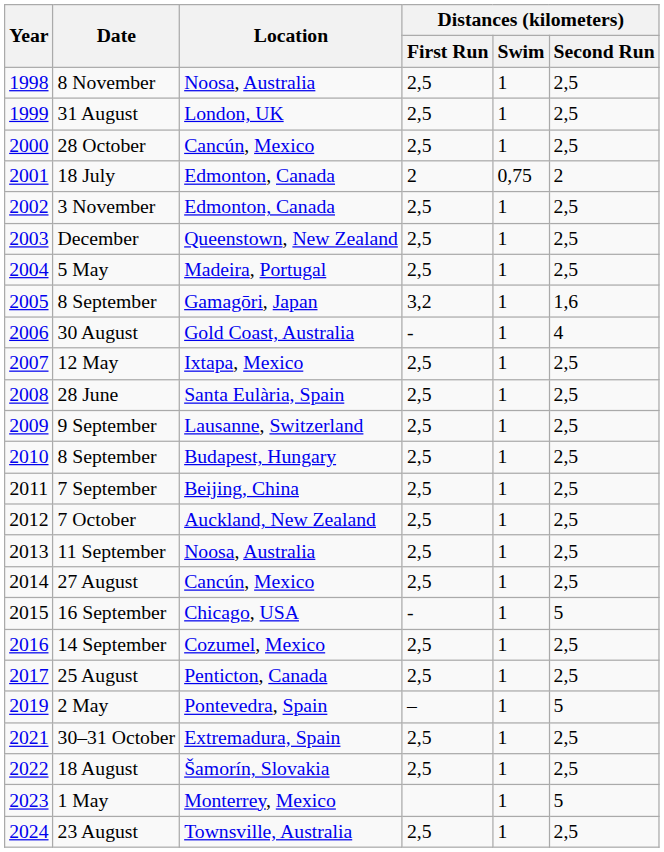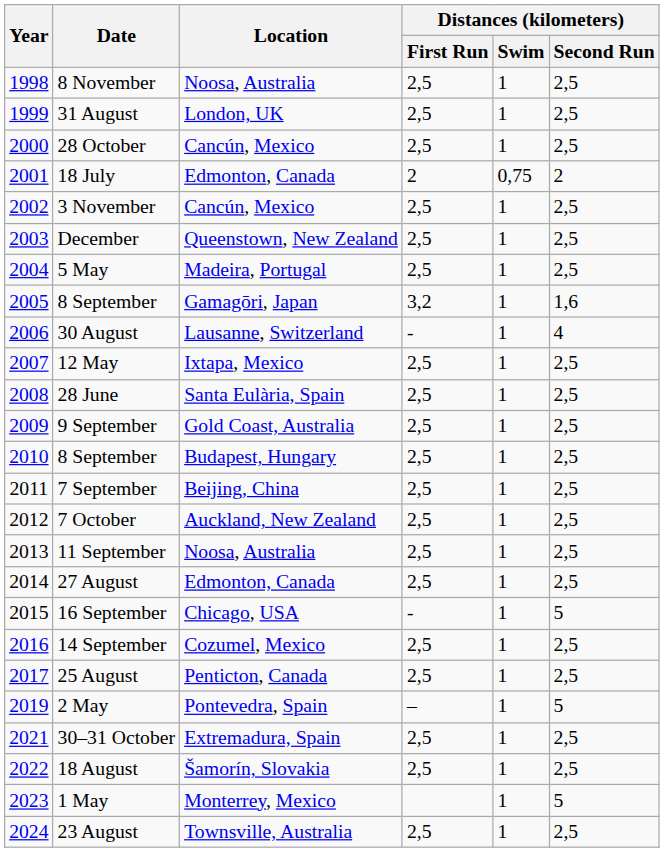(260, 207) Edmonton, Canada -> (249, 207) Cancún, Mexico
(269, 332) Gold Coast, Australia -> (274, 332) Lausanne, Switzerland
(274, 425) Lausanne, Switzerland -> (269, 425) Gold Coast, Australia
(249, 581) Cancún, Mexico -> (260, 581) Edmonton, Canada
